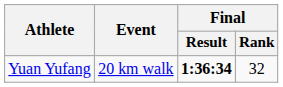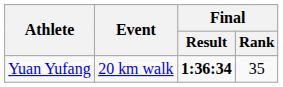(257, 69) 32 -> (257, 69) 35
